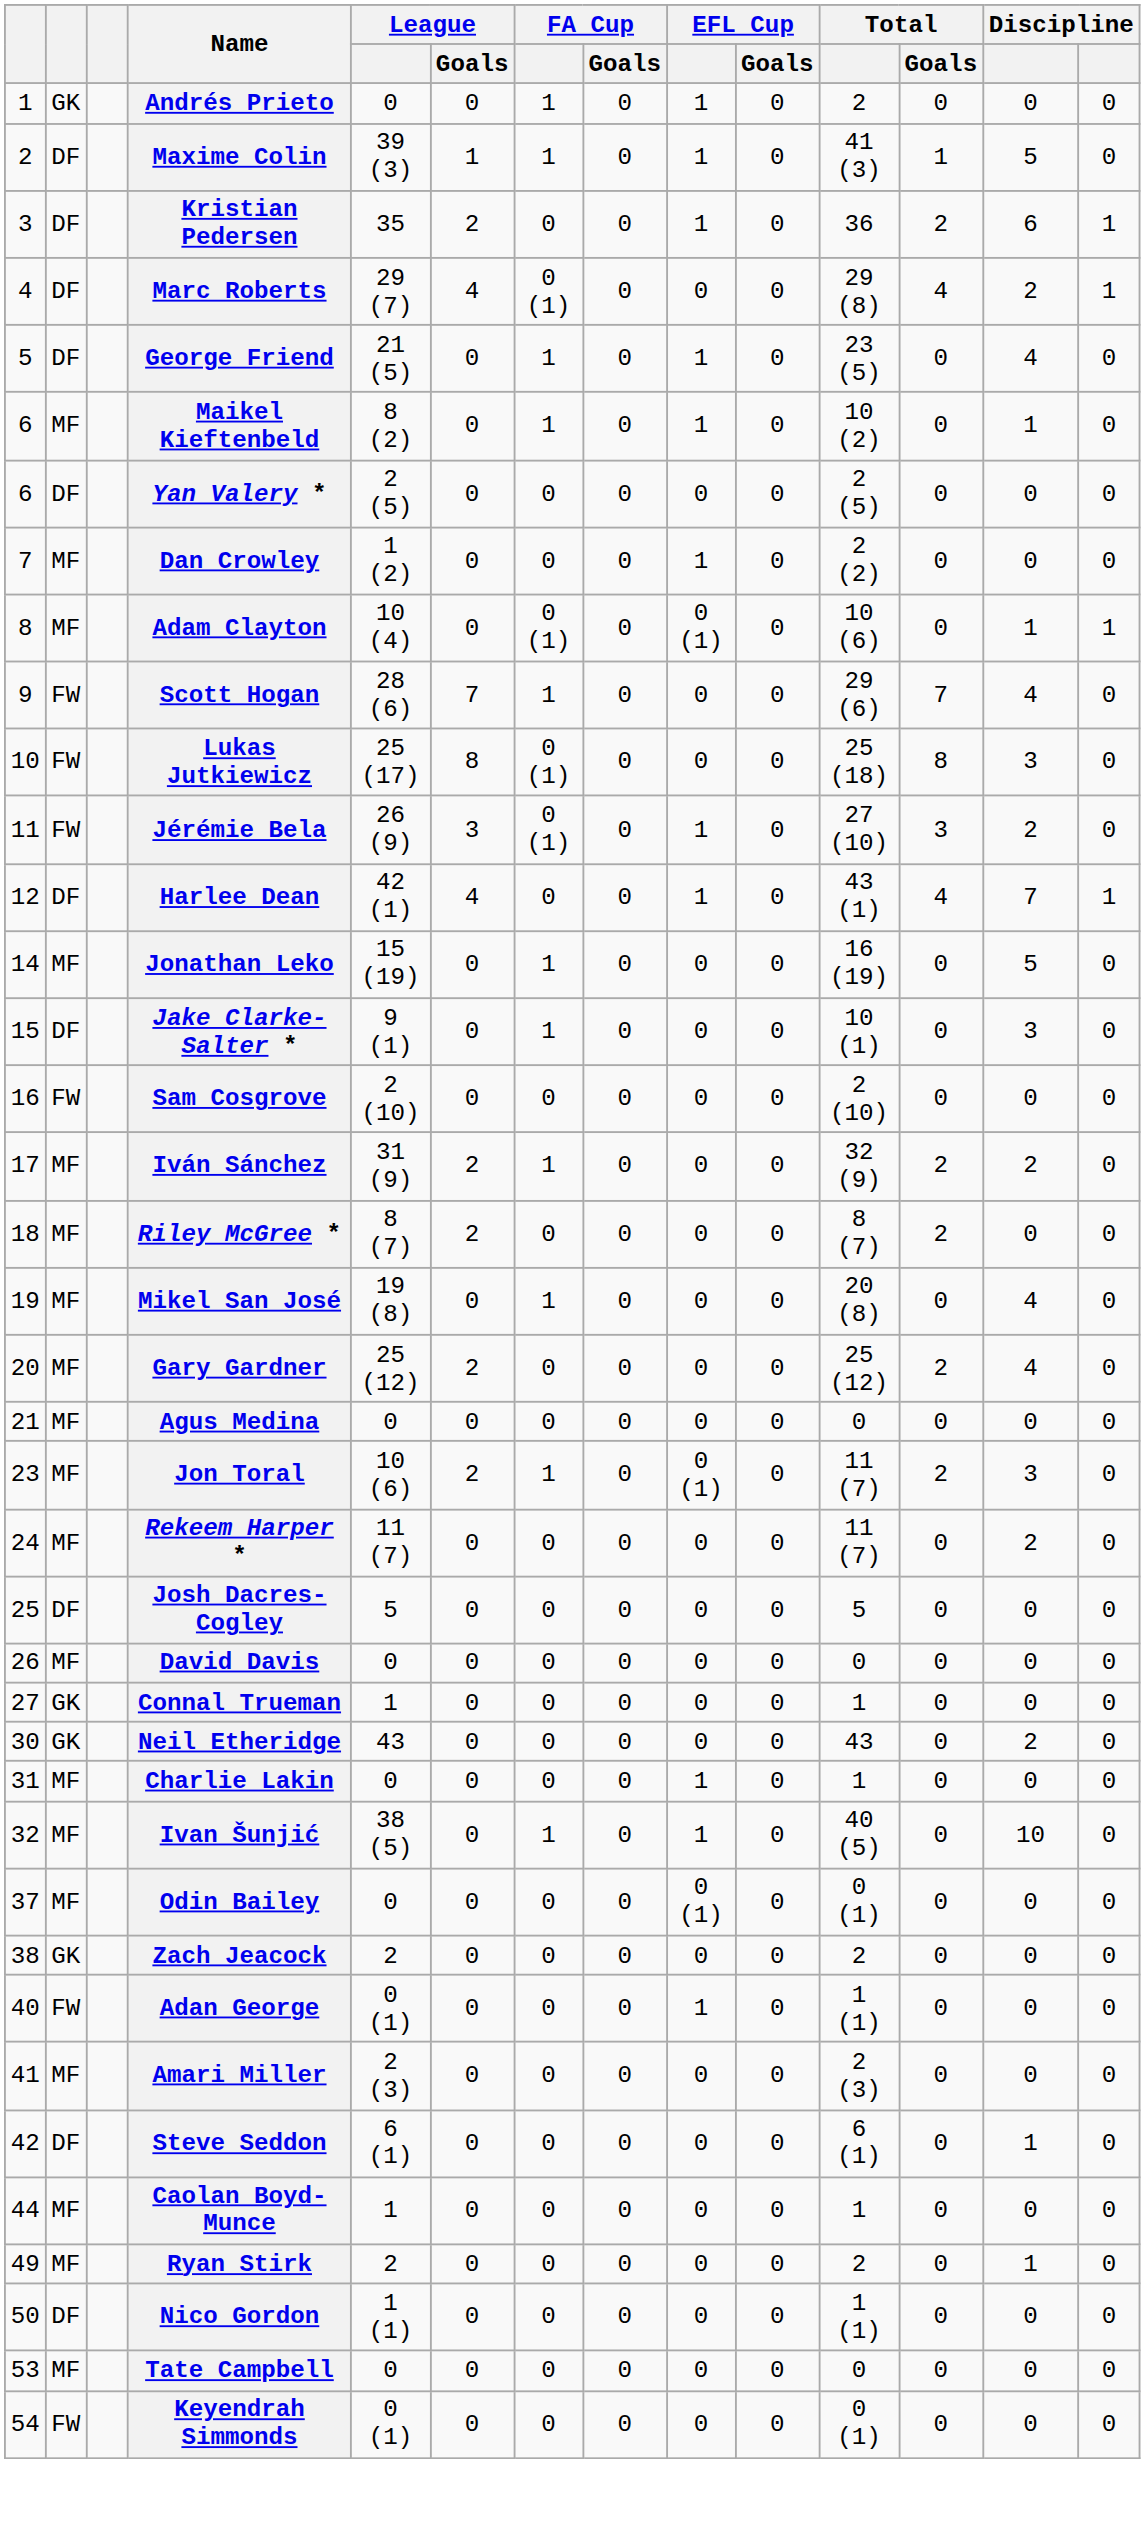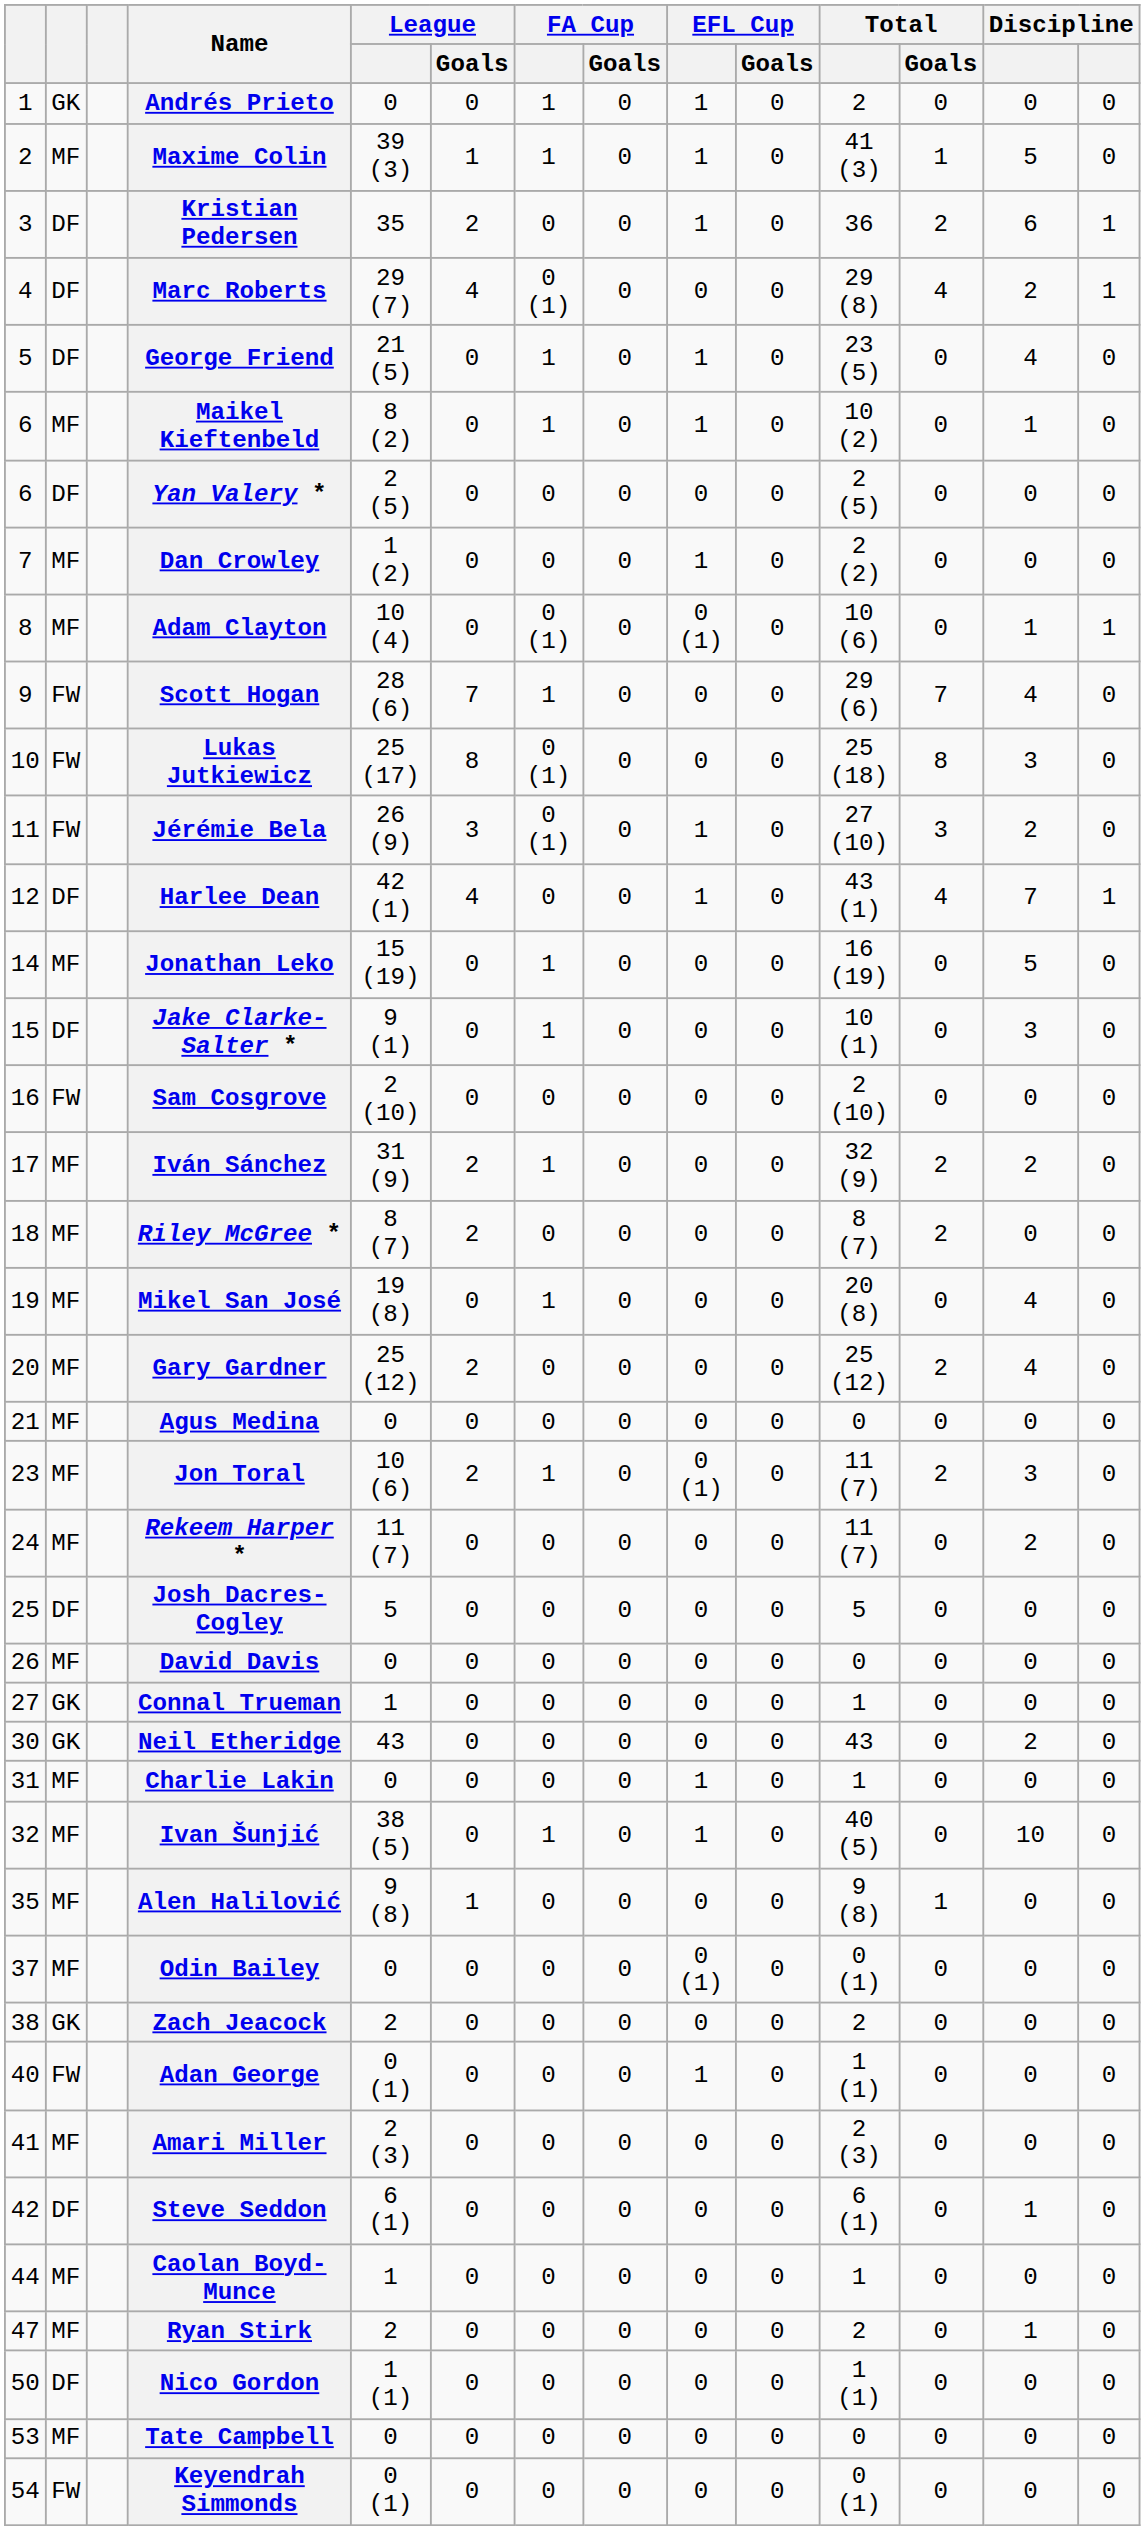(66, 157) DF -> (66, 157) MF
+ row: (239, 1902)
(25, 2264) 49 -> (25, 2331) 47
